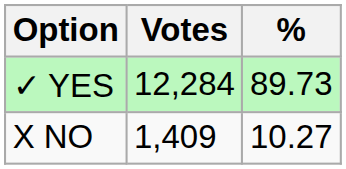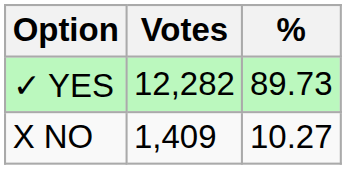(184, 83) 12,284 -> (184, 83) 12,282
